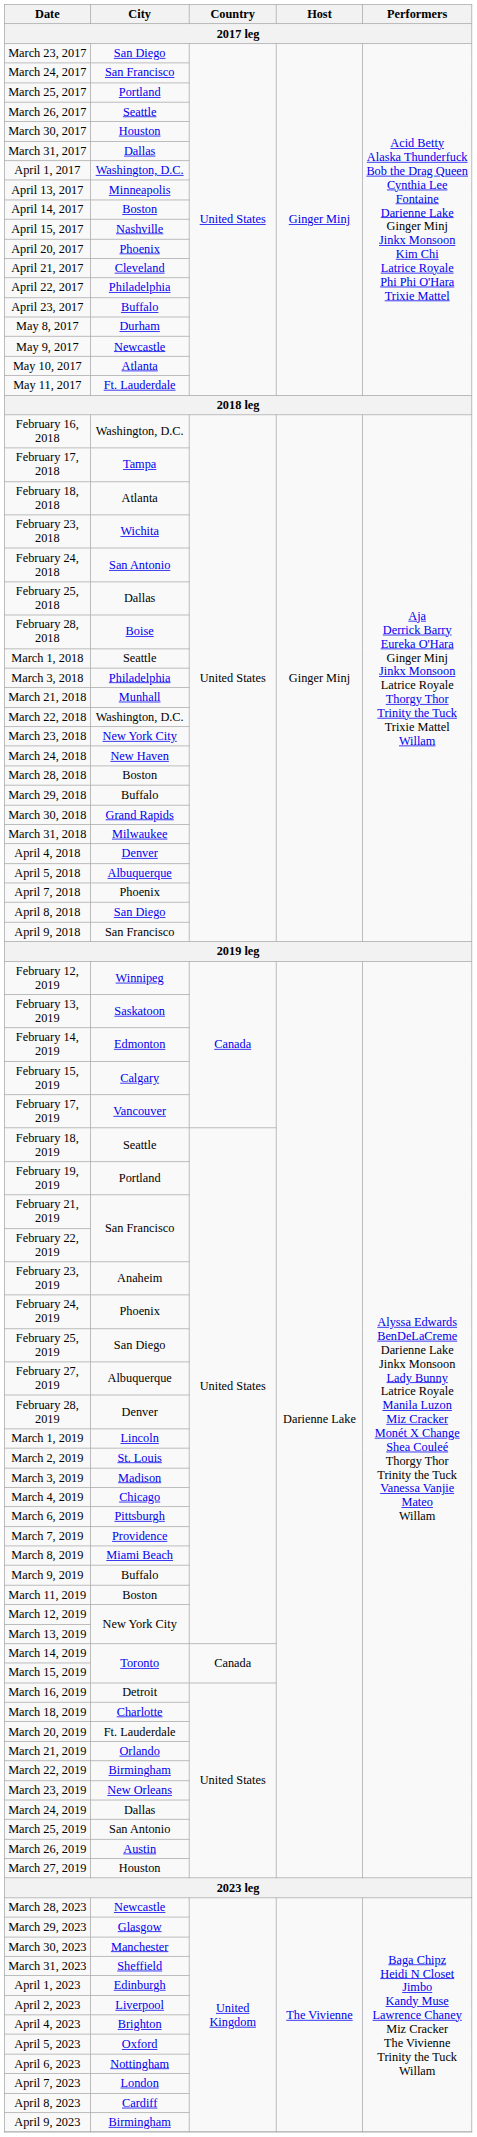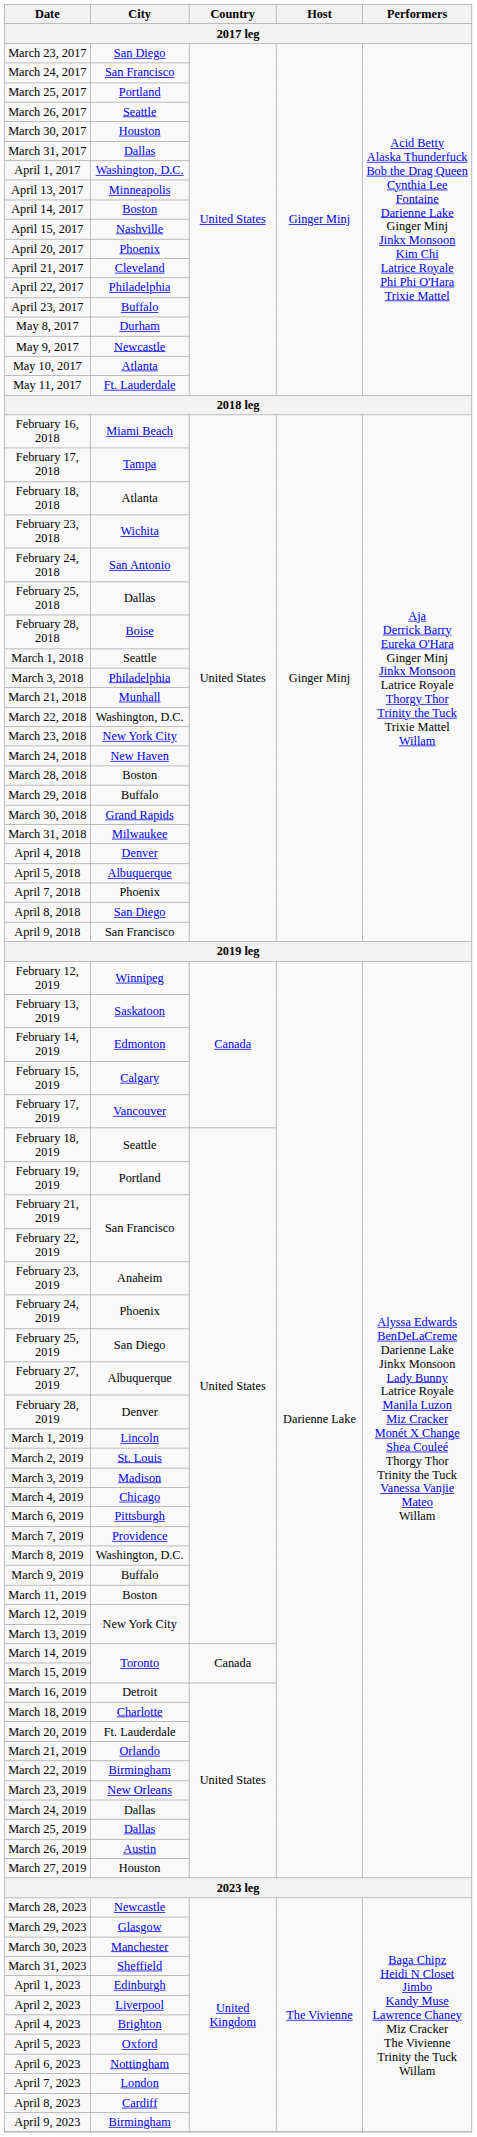(140, 431) Washington, D.C. -> (140, 431) Miami Beach
(140, 1555) Miami Beach -> (140, 1555) Washington, D.C.
(140, 1829) San Antonio -> (140, 1829) Dallas
